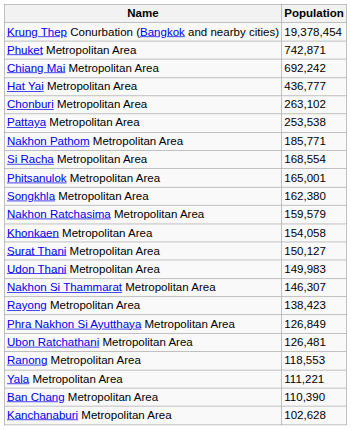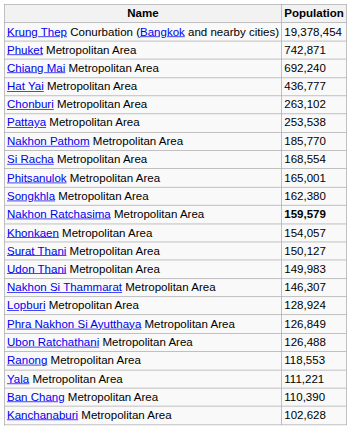(305, 68) 692,242 -> (305, 68) 692,240
(305, 141) 185,771 -> (305, 141) 185,770
(305, 214) normal -> (305, 214) bold
(305, 232) 154,058 -> (305, 232) 154,057
- row: (74, 305)
+ row: (73, 305)
(305, 342) 126,481 -> (305, 342) 126,488
